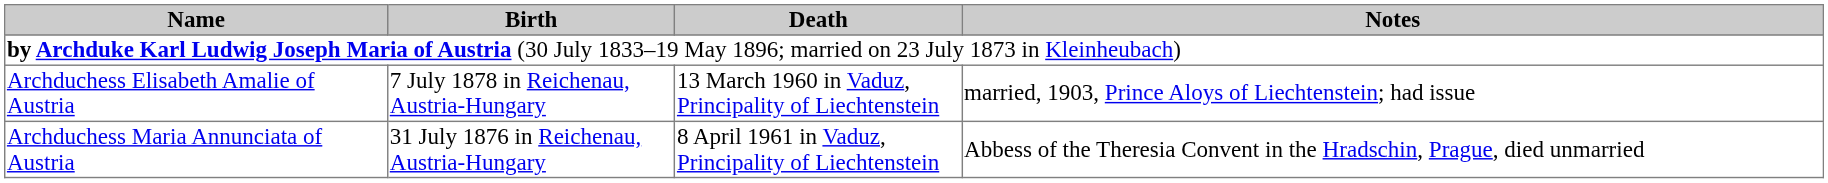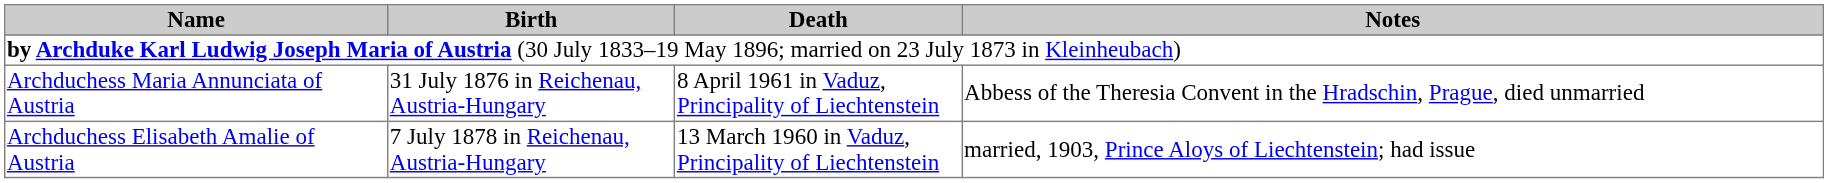rows swapped: (165, 149) <-> (161, 93)
